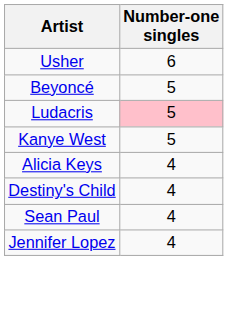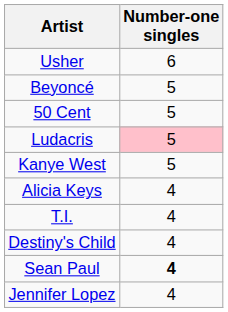+ row: (62, 113)
+ row: (62, 216)
(171, 216) normal -> (171, 268) bold
